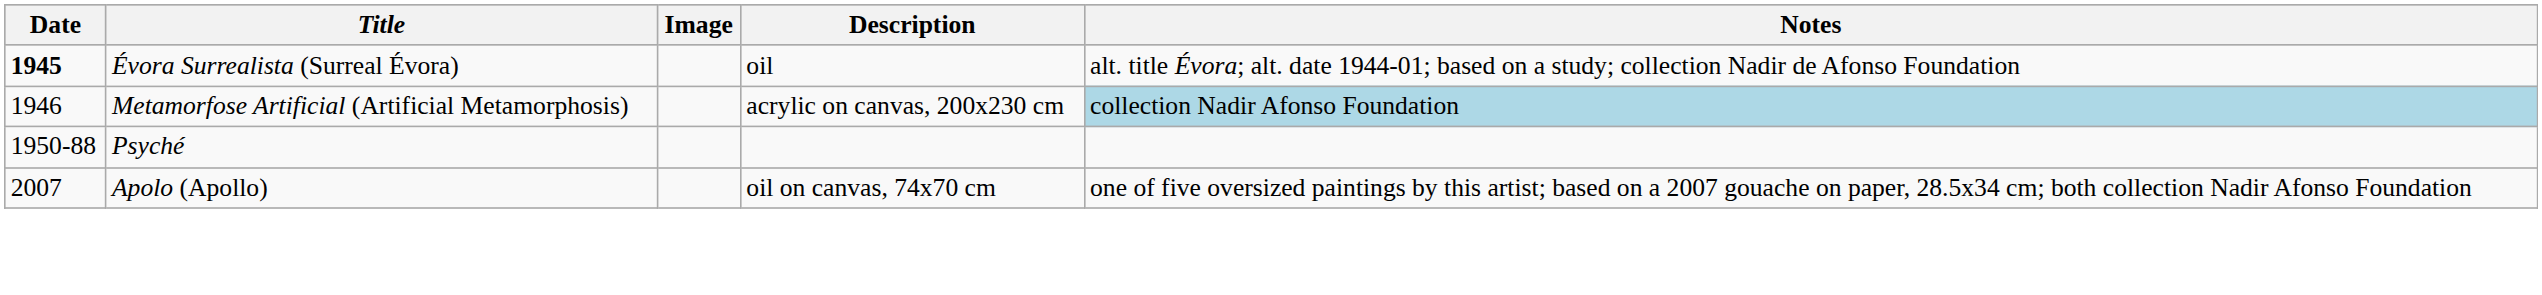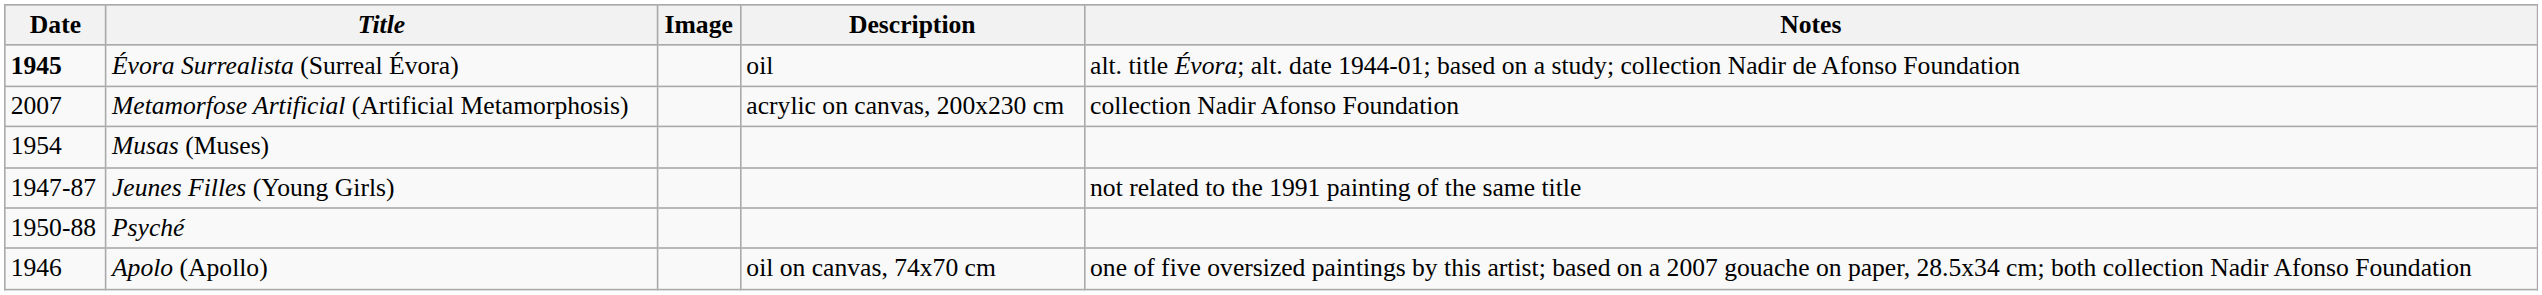(36, 106) 1946 -> (36, 106) 2007
(1275, 106) lightblue background -> (1275, 106) no background
+ row: (191, 146)
+ row: (253, 187)
(36, 187) 2007 -> (36, 268) 1946
